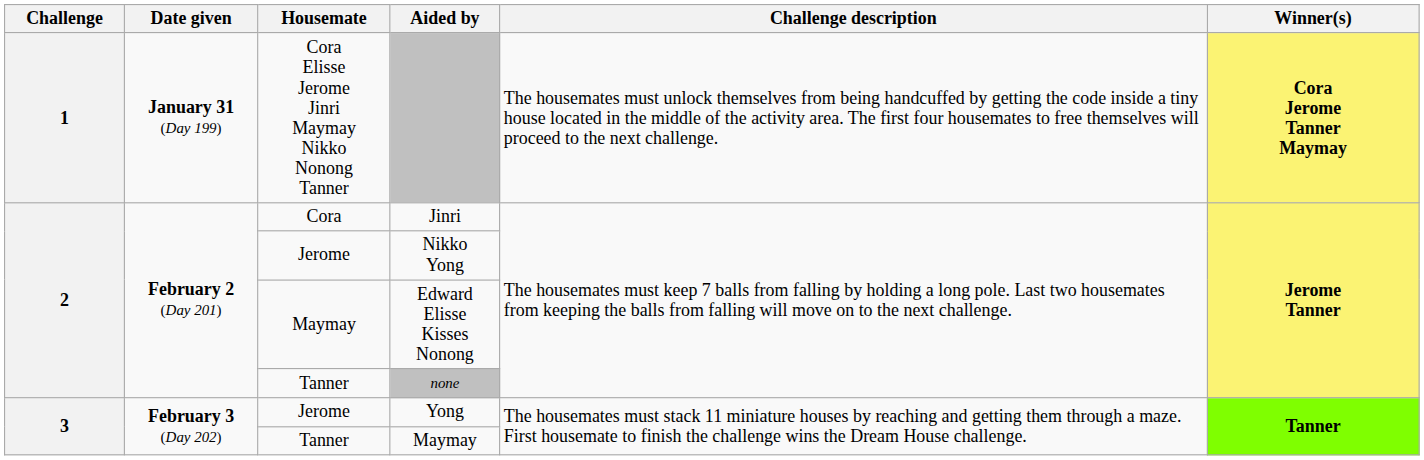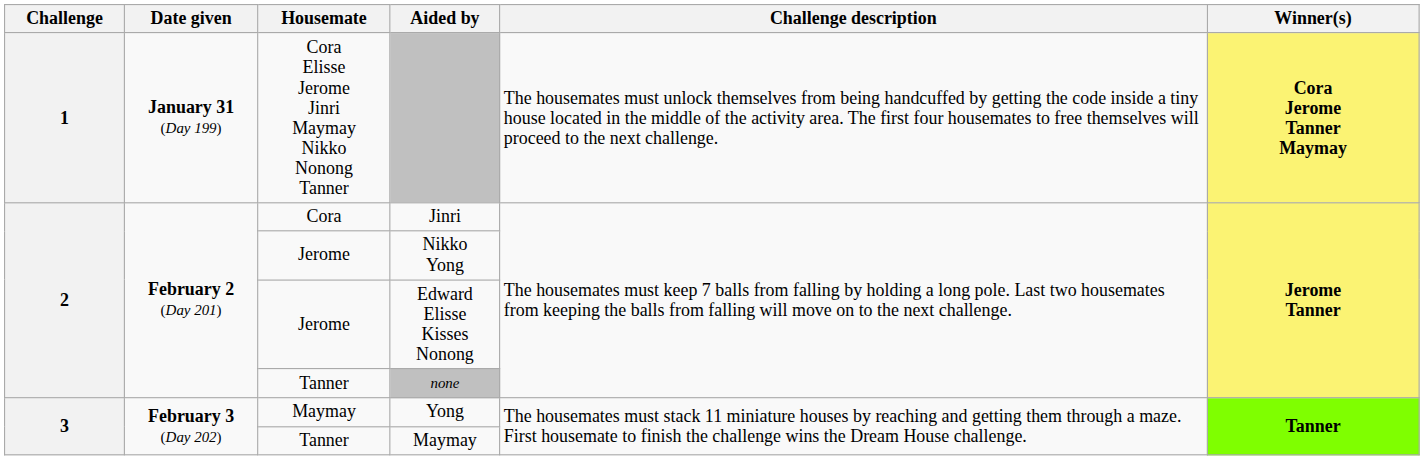(324, 323) Maymay -> (324, 323) Jerome
(324, 412) Jerome -> (324, 412) Maymay
